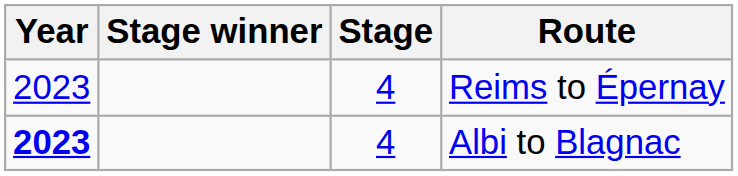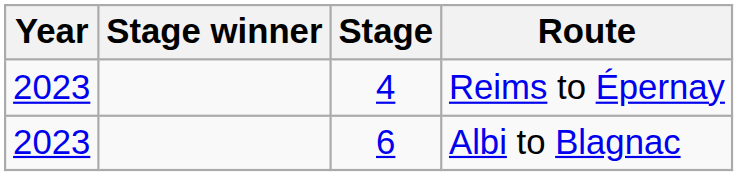(52, 142) bold -> (52, 142) normal
(386, 142) 4 -> (386, 142) 6
